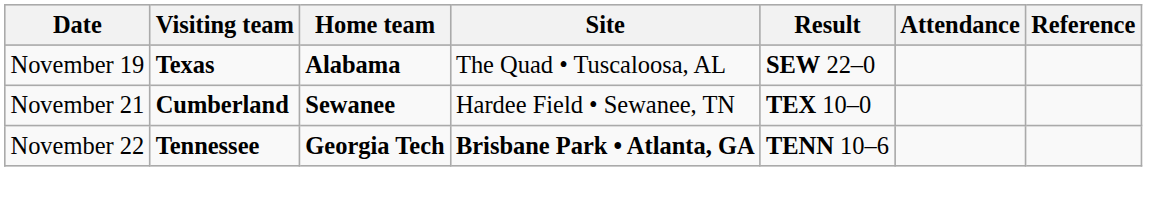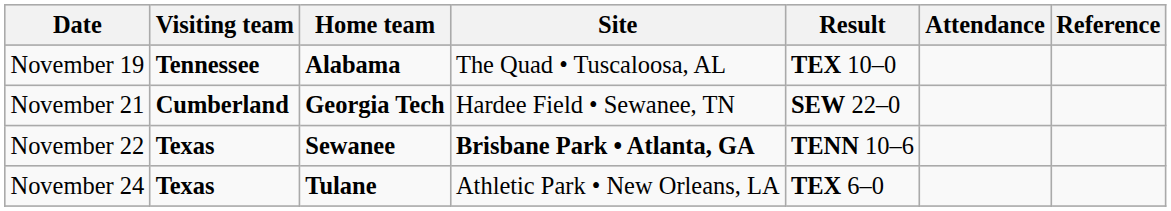(185, 65) Texas -> (208, 65) Tennessee
(821, 65) SEW 22–0 -> (844, 65) TEX 10–0
(350, 105) Sewanee -> (375, 105) Georgia Tech
(819, 105) TEX 10–0 -> (846, 105) SEW 22–0
(208, 145) Tennessee -> (185, 145) Texas
(375, 145) Georgia Tech -> (350, 145) Sewanee
+ row: (77, 186)
